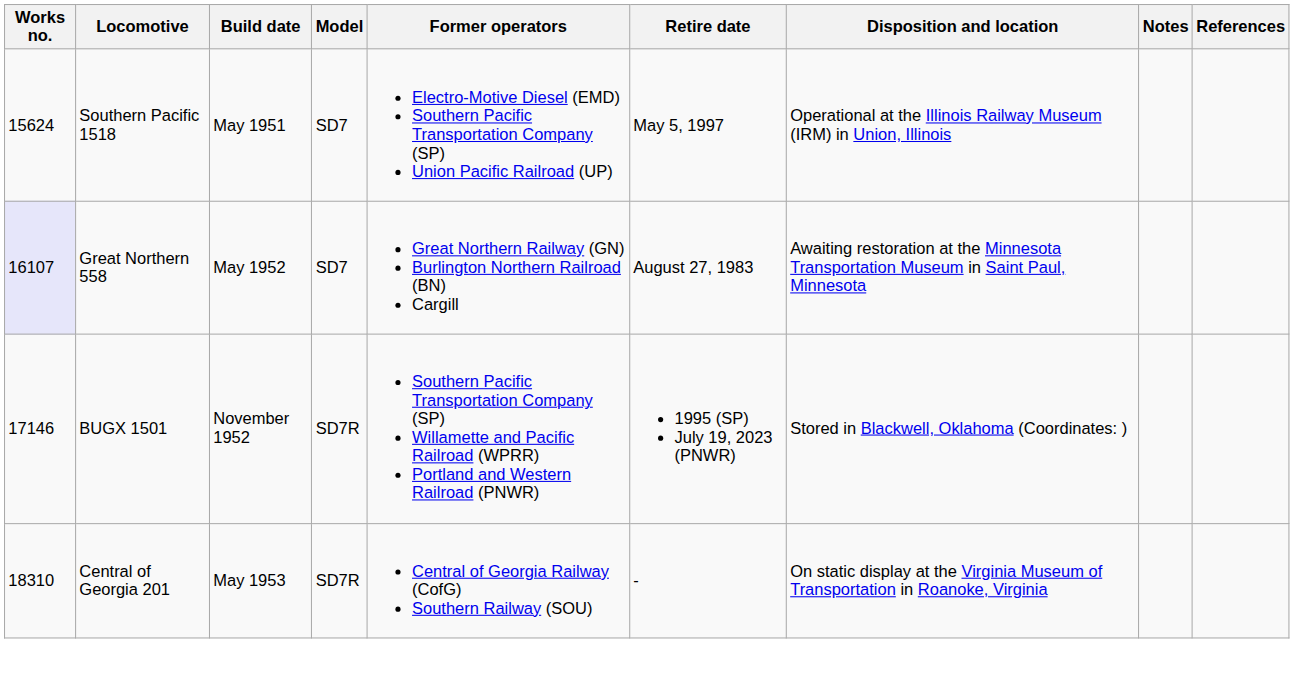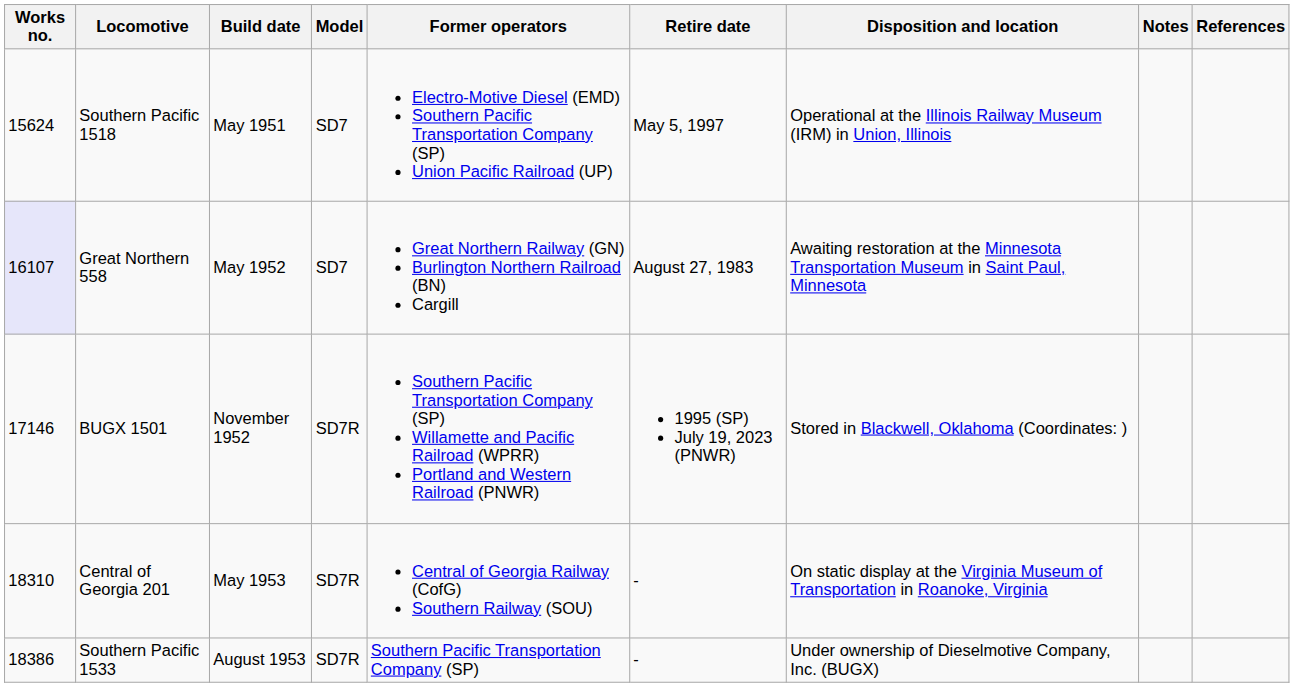+ row: (139, 660)
